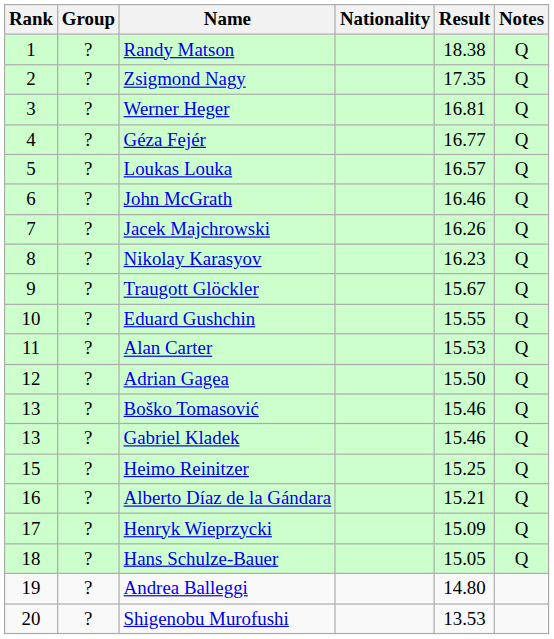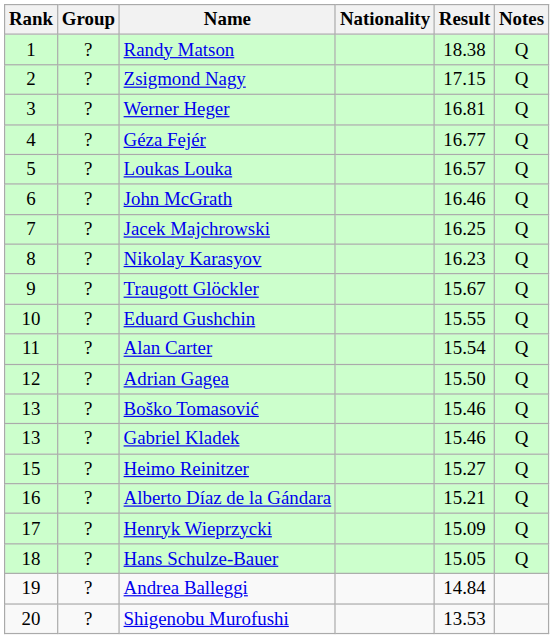(465, 79) 17.35 -> (465, 79) 17.15
(465, 229) 16.26 -> (465, 229) 16.25
(465, 348) 15.53 -> (465, 348) 15.54
(465, 468) 15.25 -> (465, 468) 15.27
(465, 588) 14.80 -> (465, 588) 14.84
